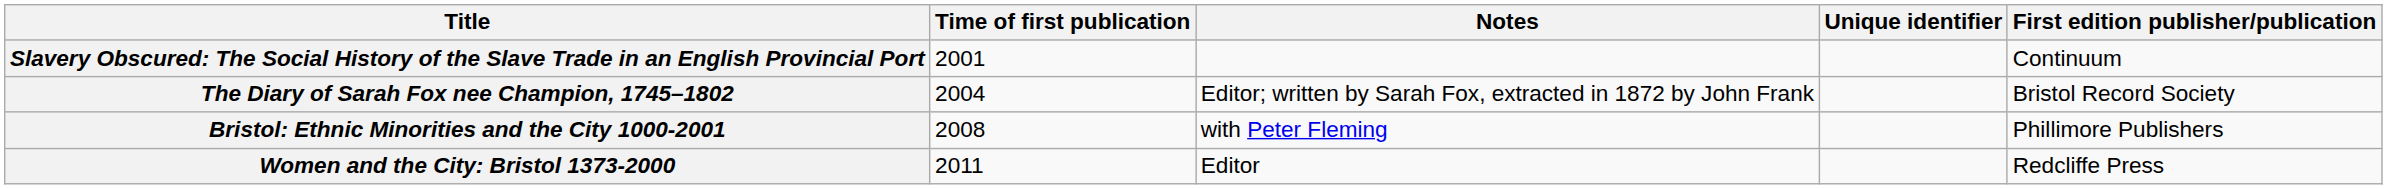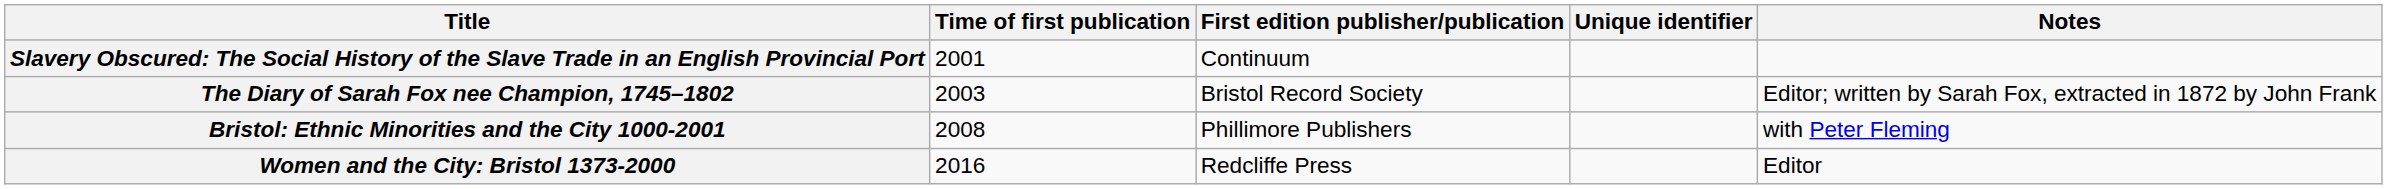columns swapped: (2195, 22) <-> (1507, 22)
(960, 93) 2004 -> (960, 93) 2003
(959, 165) 2011 -> (960, 165) 2016
